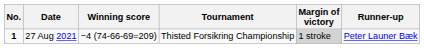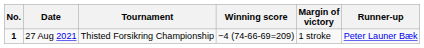columns swapped: (228, 17) <-> (119, 17)
(315, 36) lightgrey background -> (315, 36) no background
